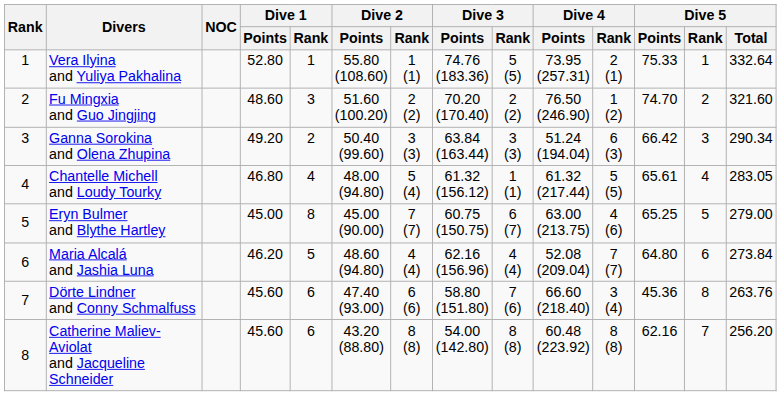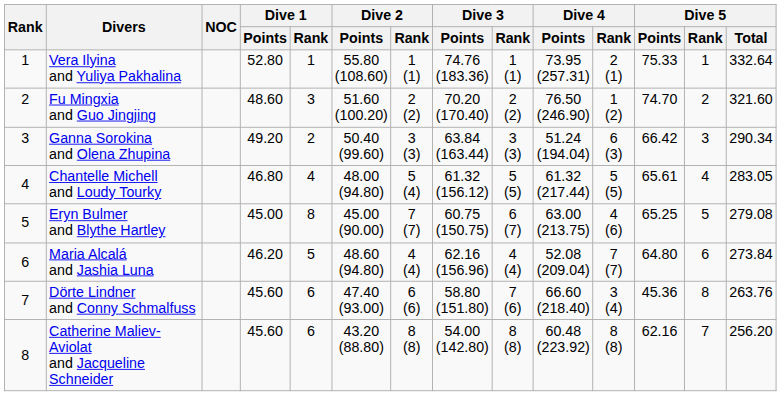(513, 68) 5 (5) -> (513, 68) 1 (1)
(513, 184) 1 (1) -> (513, 184) 5 (5)
(751, 215) 279.00 -> (751, 215) 279.08
